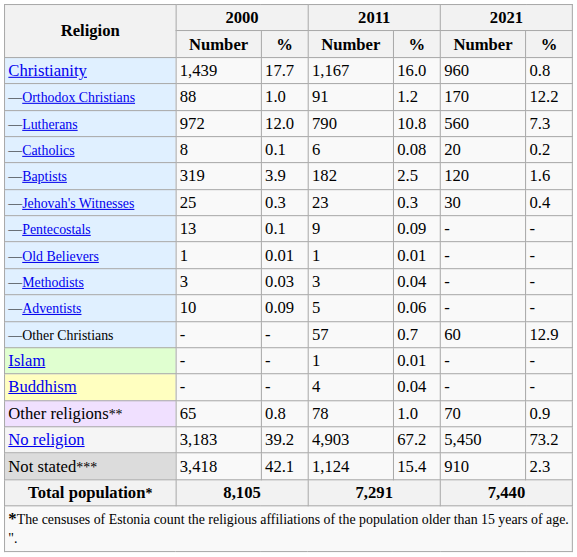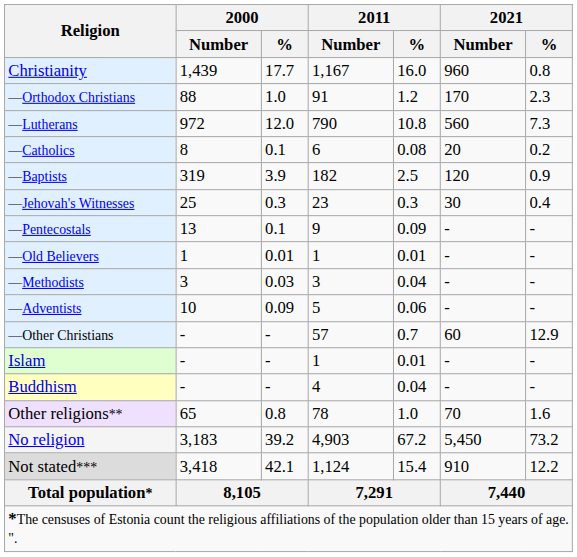(544, 96) 12.2 -> (540, 96) 2.3
(540, 176) 1.6 -> (540, 176) 0.9
(540, 413) 0.9 -> (540, 413) 1.6
(540, 466) 2.3 -> (544, 466) 12.2
